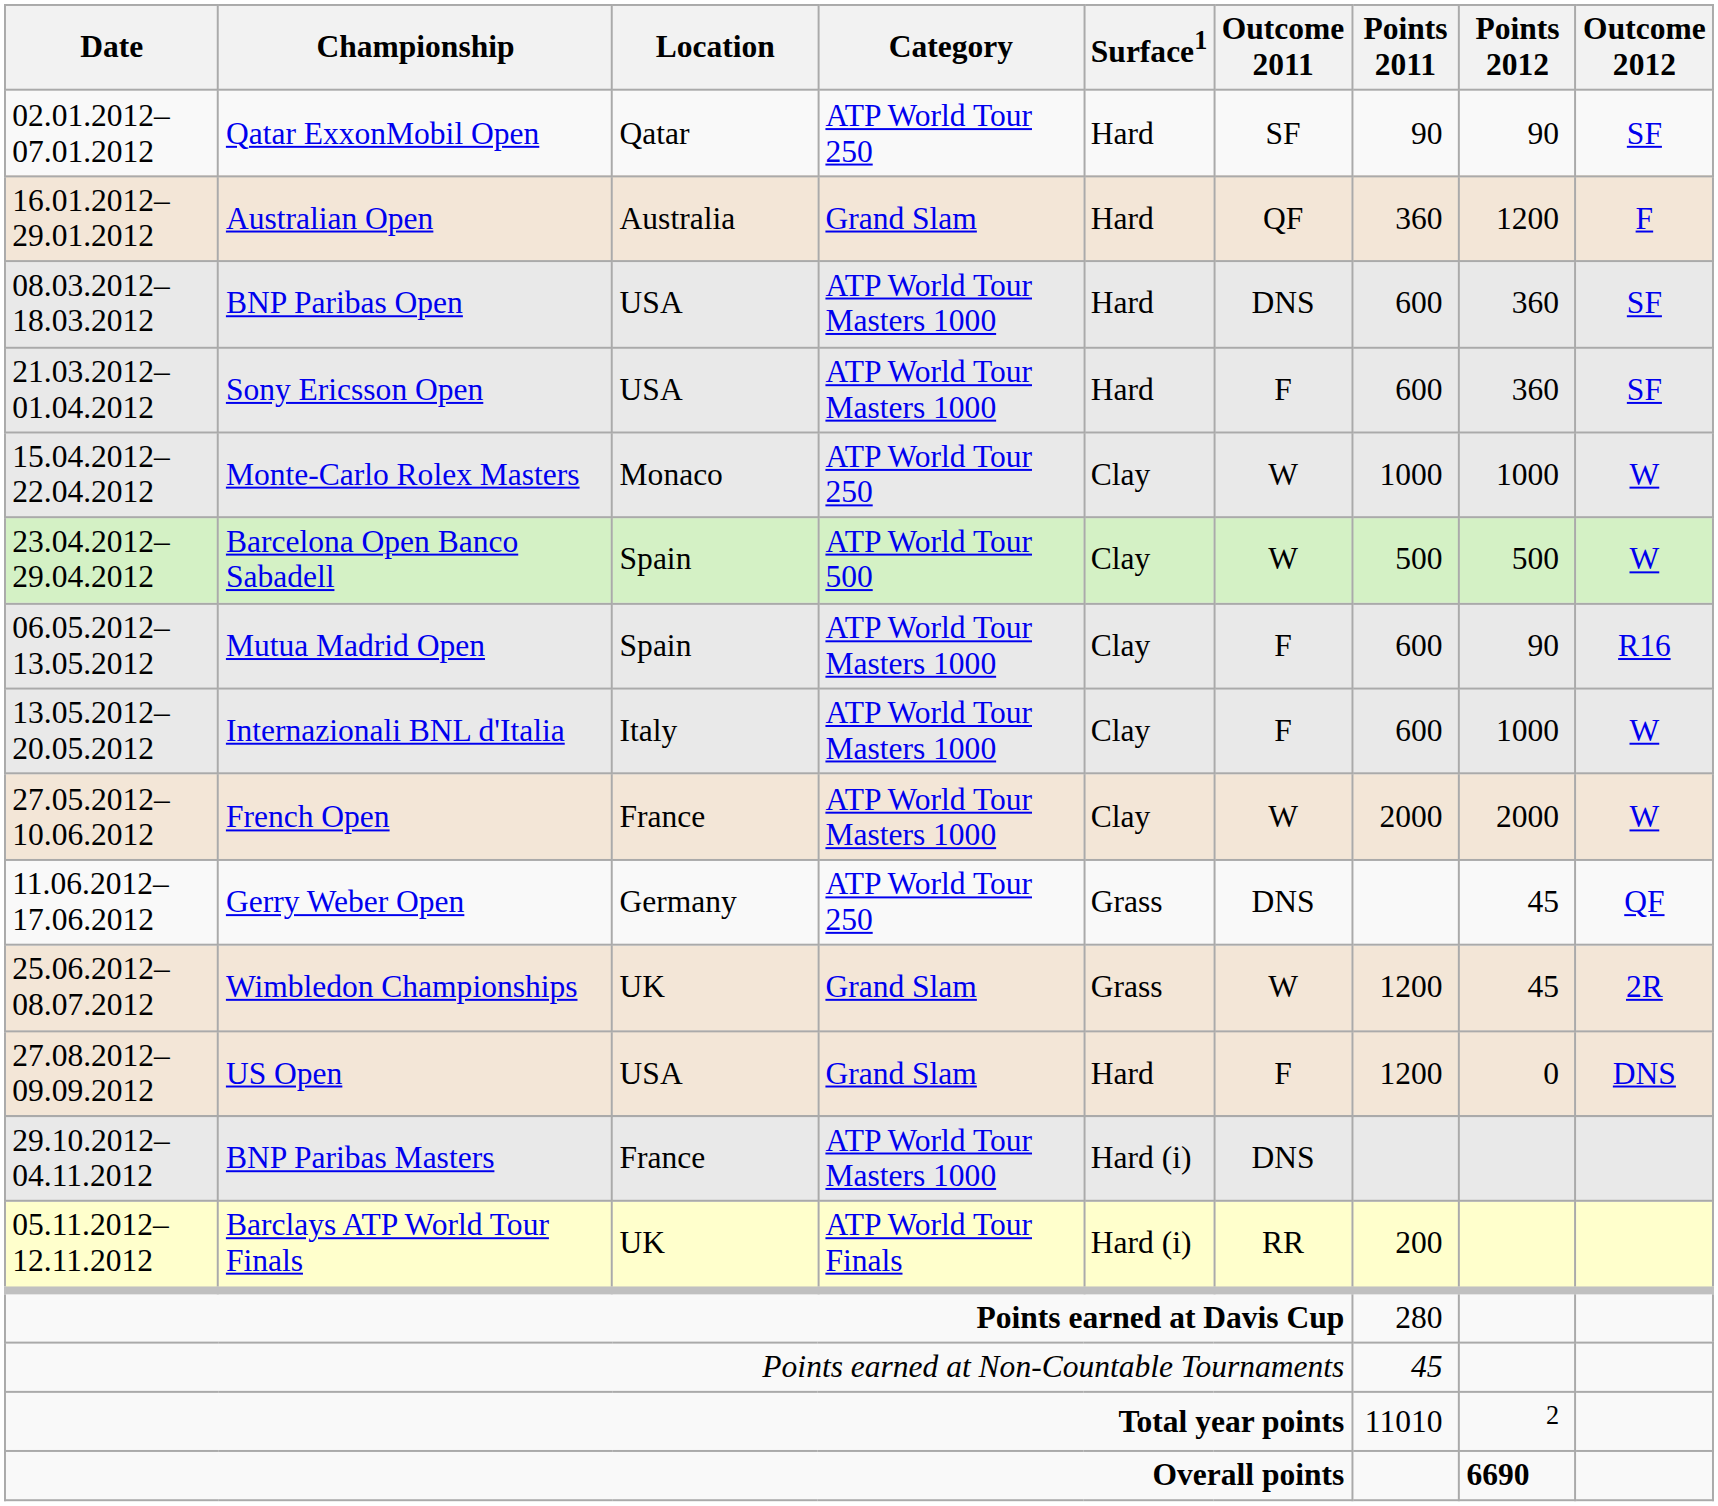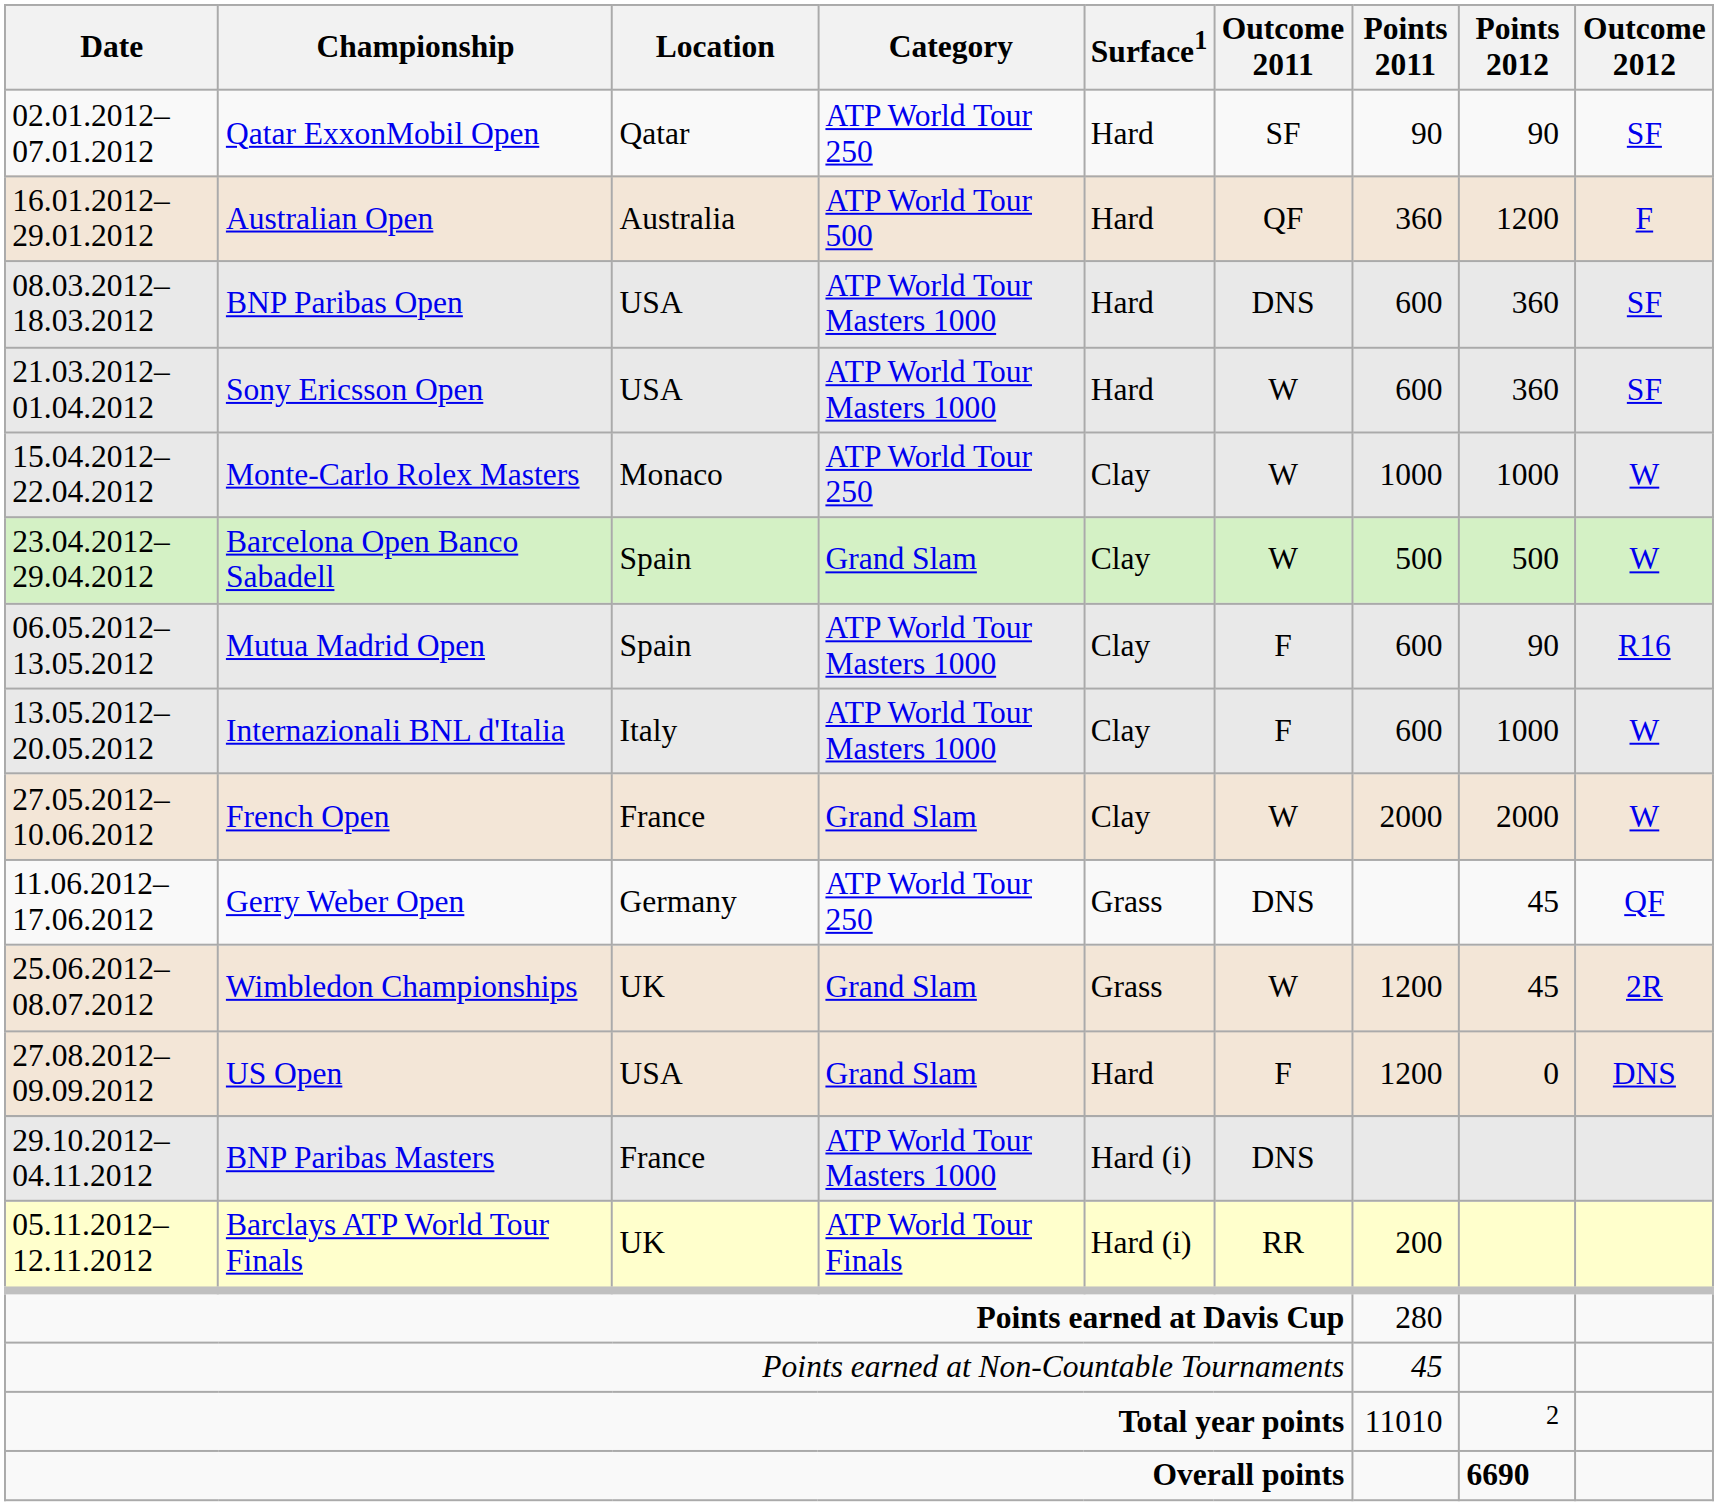(901, 218) Grand Slam -> (929, 218) ATP World Tour 500
(1283, 389) F -> (1283, 389) W
(929, 559) ATP World Tour 500 -> (901, 559) Grand Slam
(929, 816) ATP World Tour Masters 1000 -> (901, 816) Grand Slam
